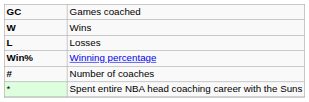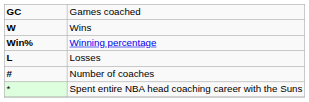rows swapped: (85, 43) <-> (113, 58)
